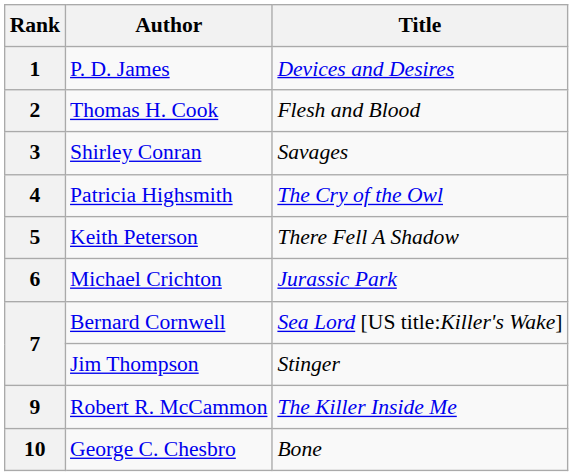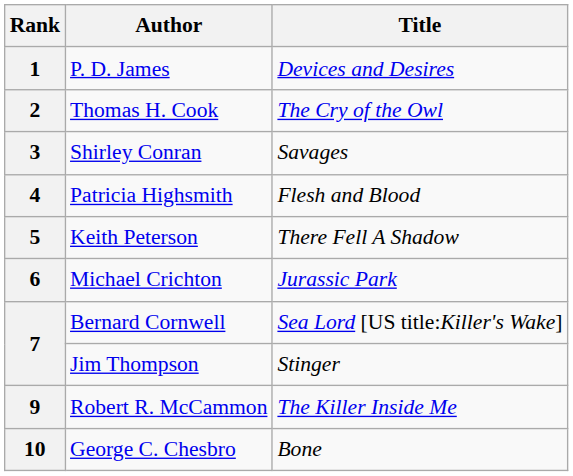(349, 110) Flesh and Blood -> (360, 110) The Cry of the Owl
(360, 195) The Cry of the Owl -> (349, 195) Flesh and Blood
